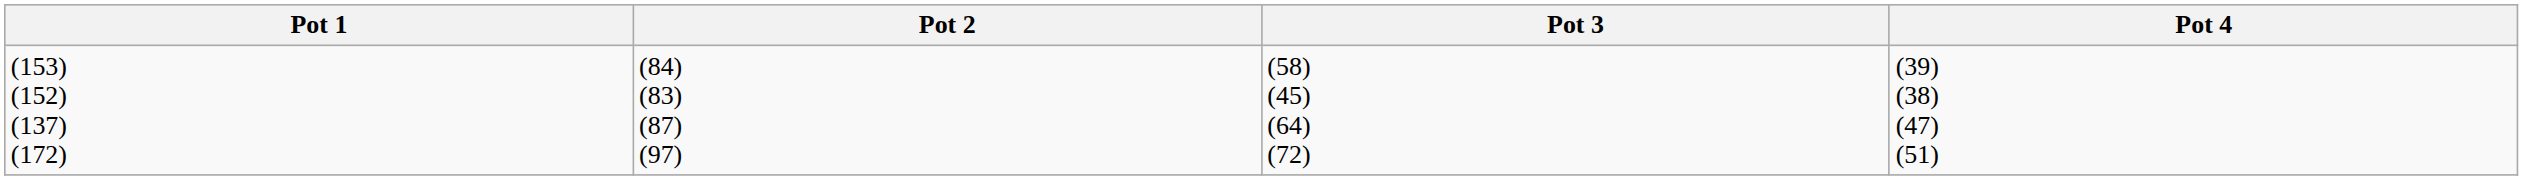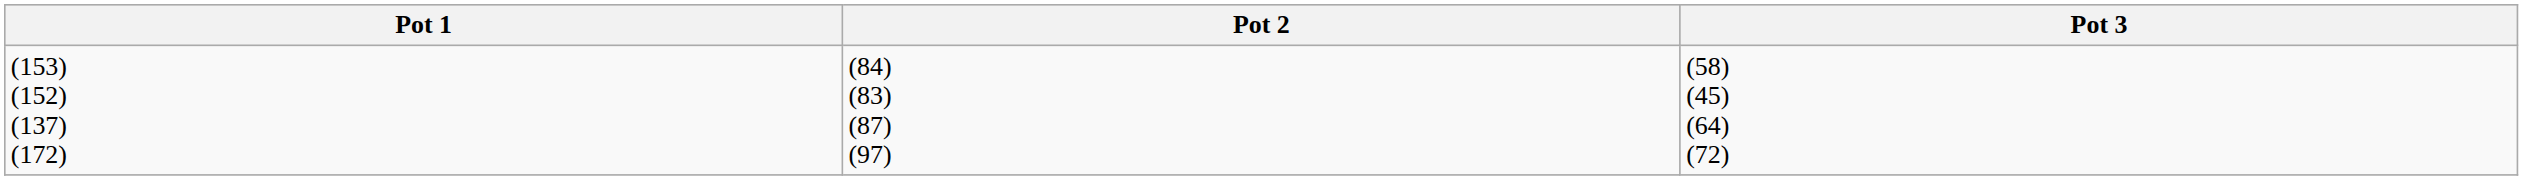- column: (2204, 25)
